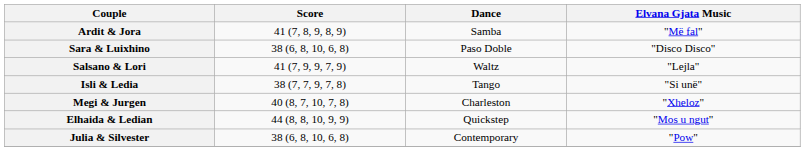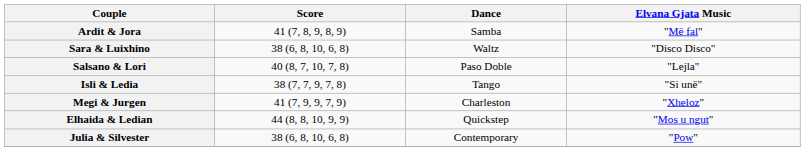(486, 48) Paso Doble -> (486, 48) Waltz
(310, 66) 41 (7, 9, 9, 7, 9) -> (310, 66) 40 (8, 7, 10, 7, 8)
(486, 66) Waltz -> (486, 66) Paso Doble
(310, 102) 40 (8, 7, 10, 7, 8) -> (310, 102) 41 (7, 9, 9, 7, 9)
